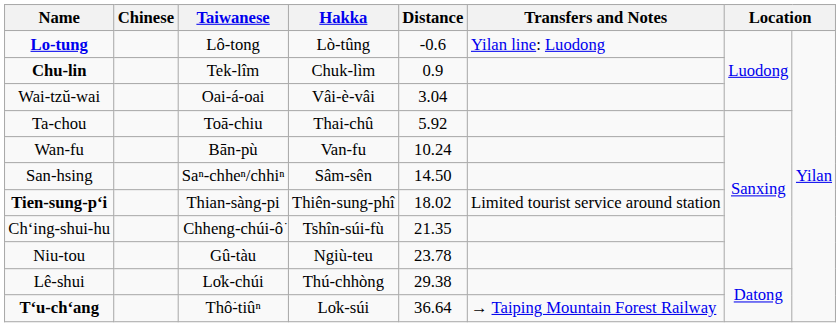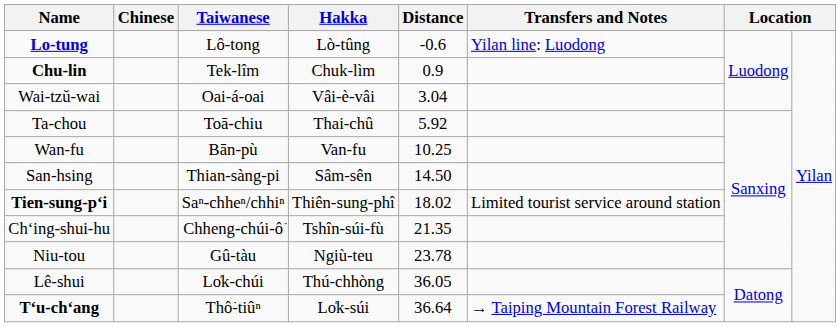(433, 149) 10.24 -> (433, 149) 10.25
(233, 176) Saⁿ-chheⁿ/chhiⁿ -> (233, 176) Thian-sàng-pi
(233, 202) Thian-sàng-pi -> (233, 202) Saⁿ-chheⁿ/chhiⁿ
(433, 281) 29.38 -> (433, 281) 36.05
